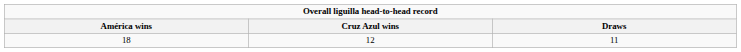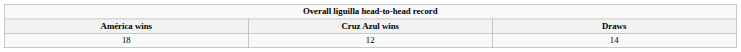(614, 41) 11 -> (614, 41) 14
